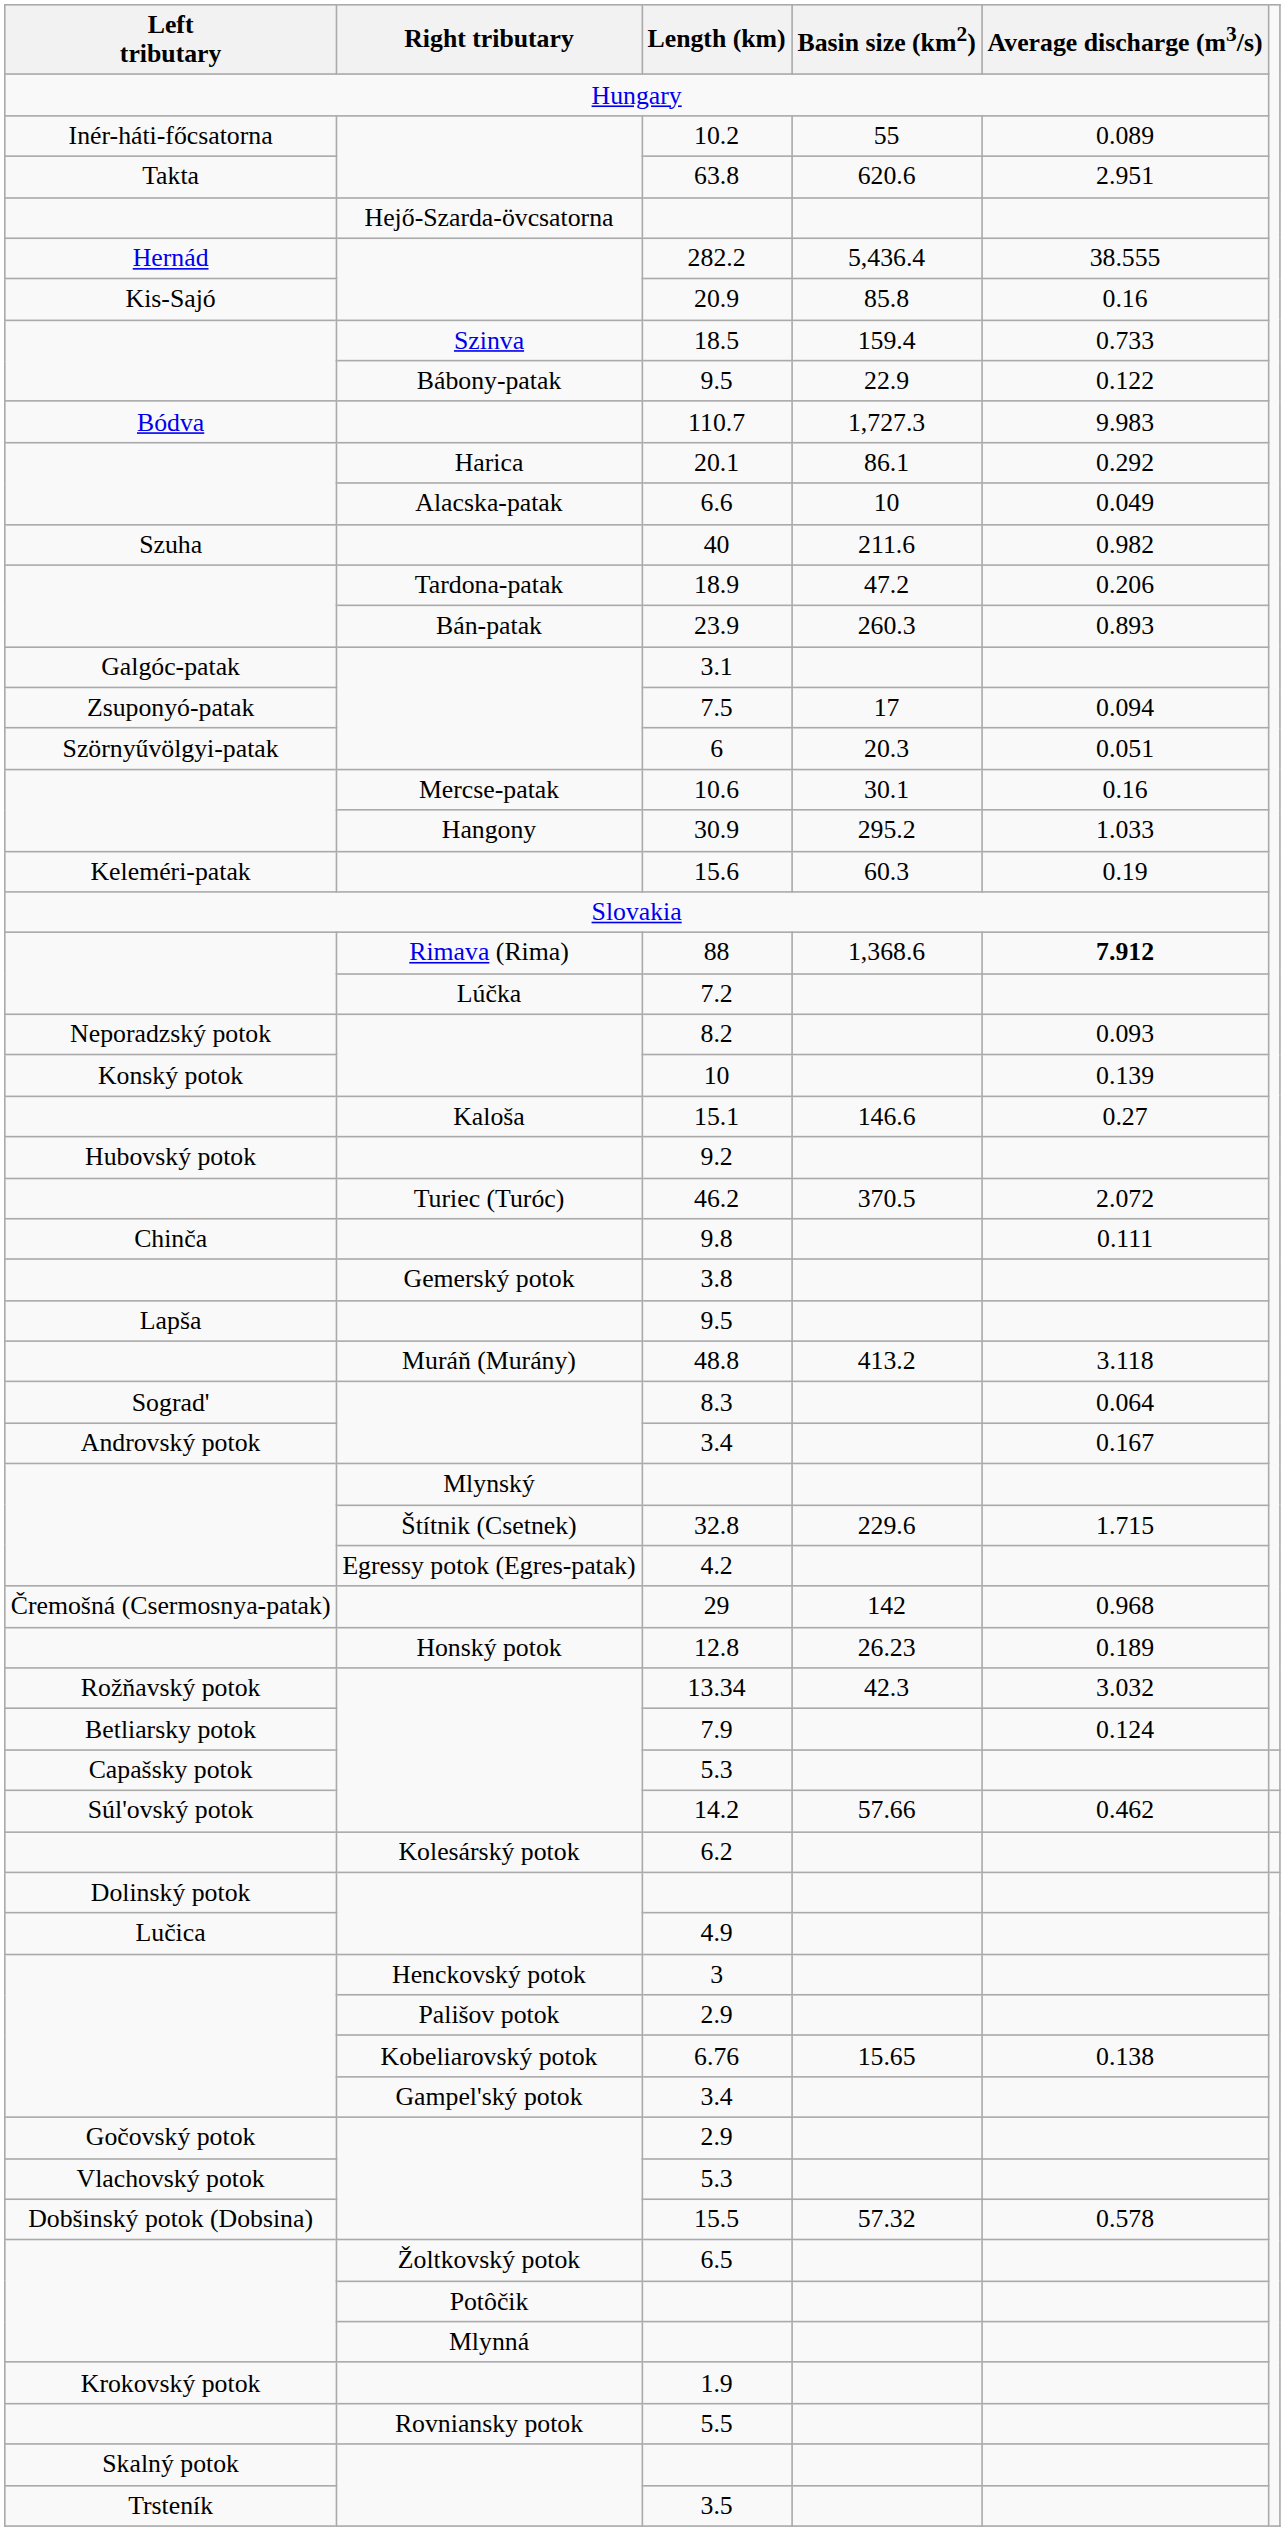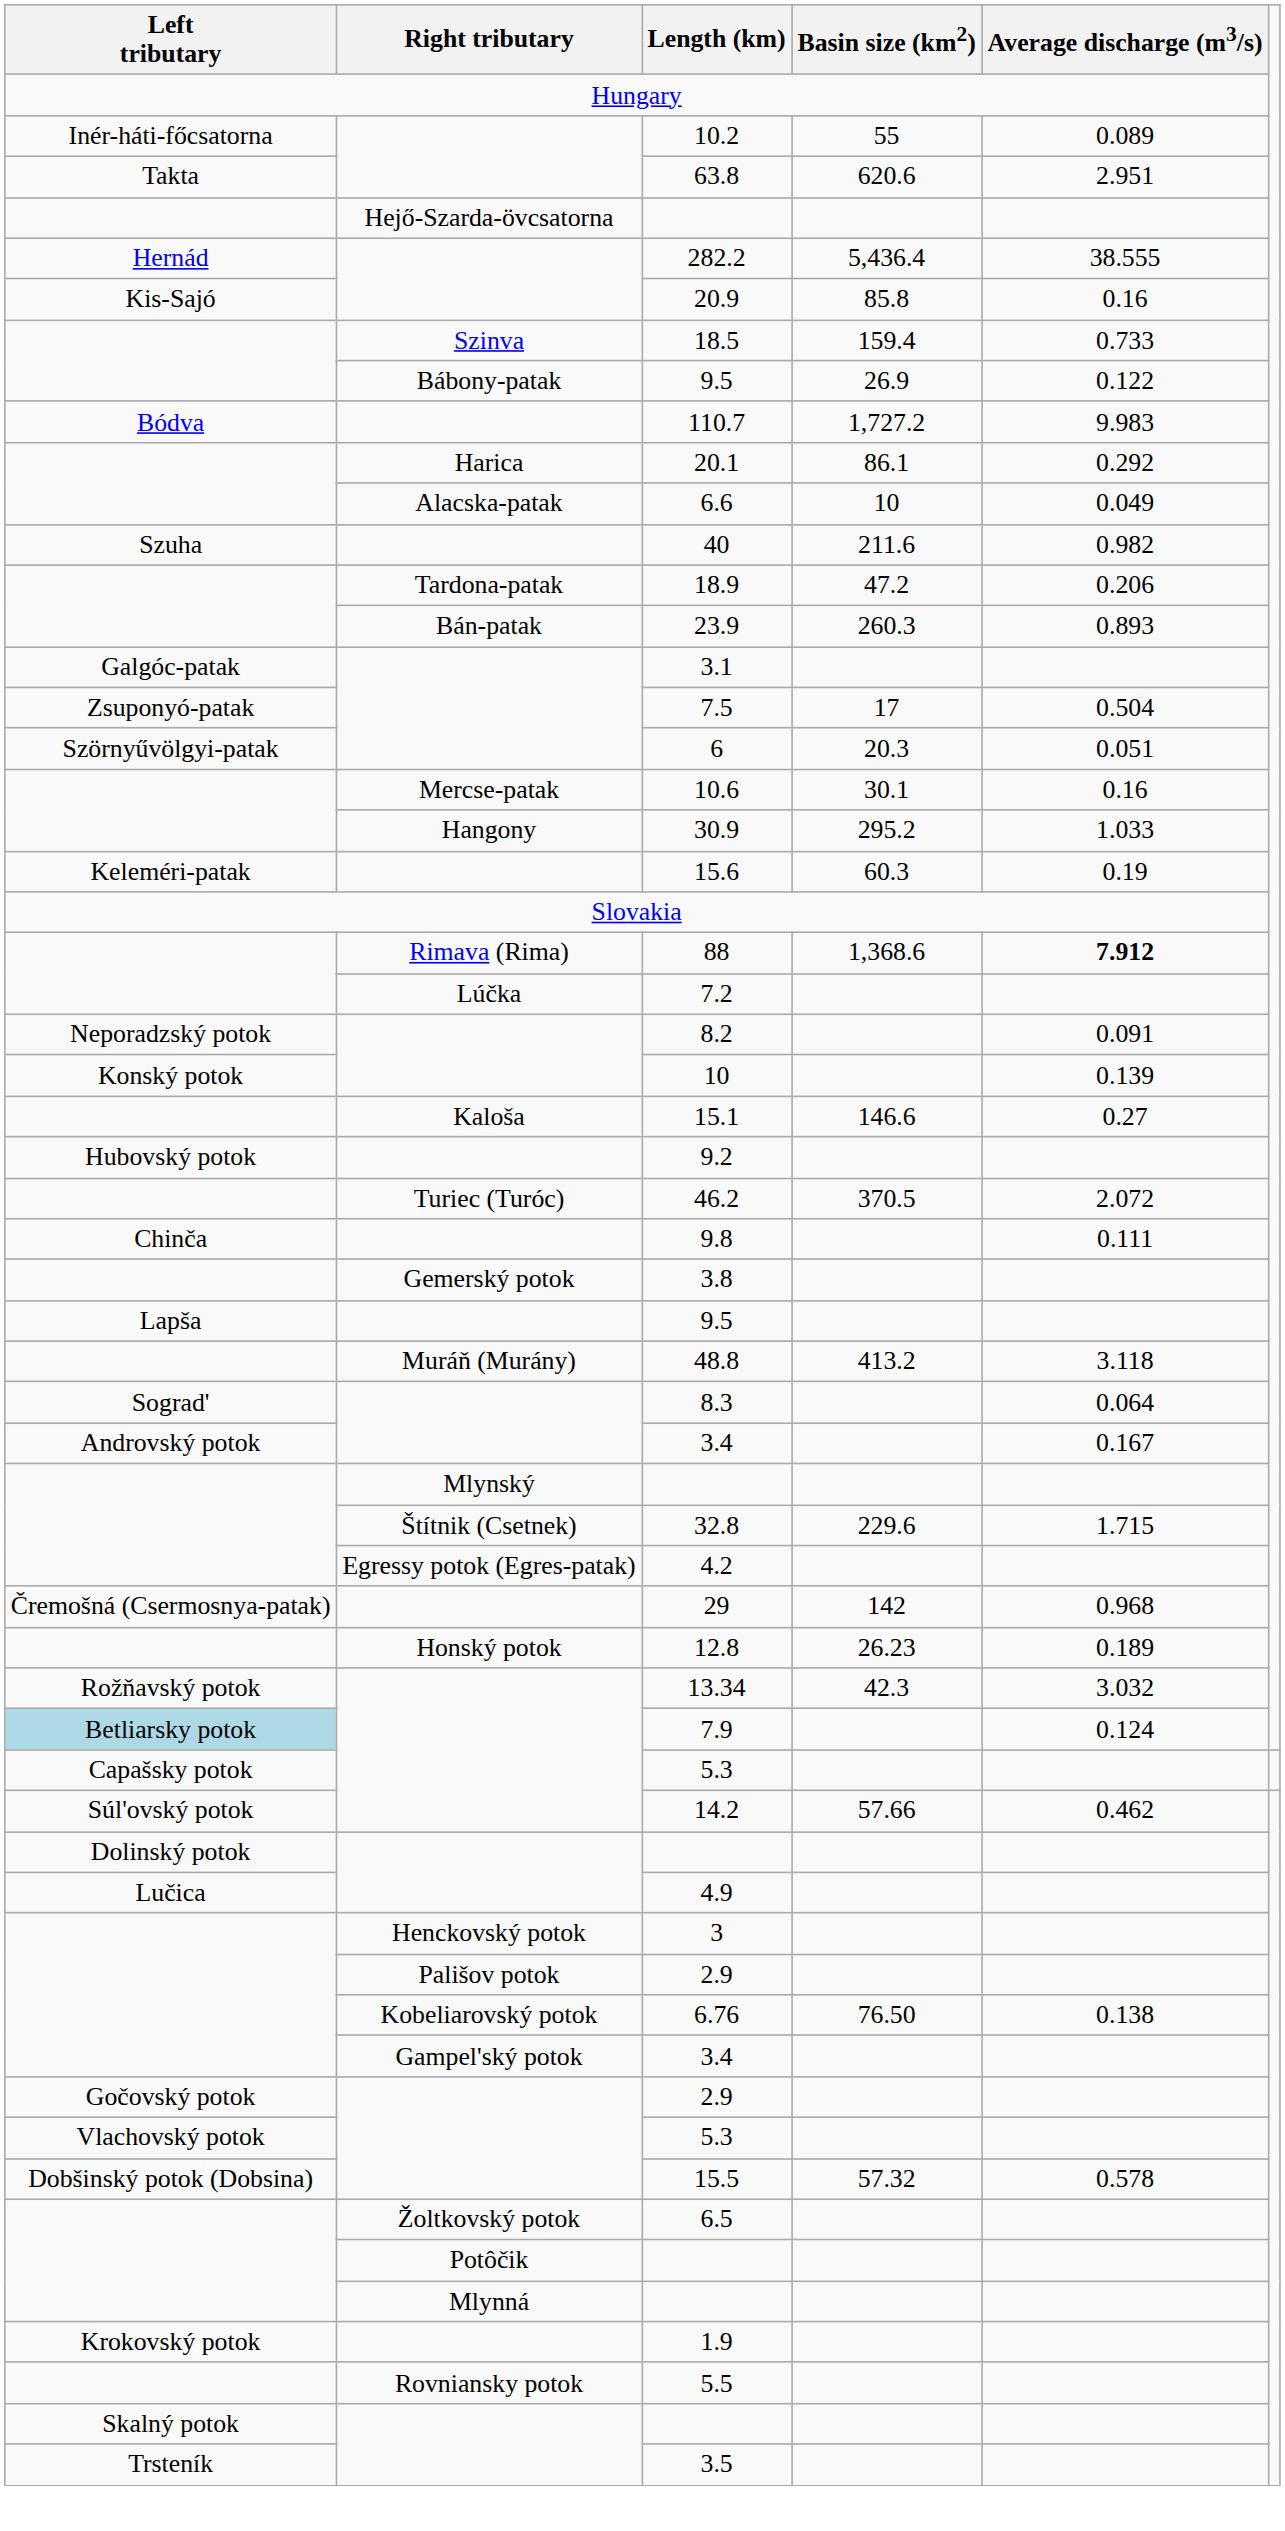(887, 380) 22.9 -> (887, 380) 26.9
(887, 421) 1,727.3 -> (887, 421) 1,727.2
(1125, 707) 0.094 -> (1125, 707) 0.504
(1125, 1034) 0.093 -> (1125, 1034) 0.091
(171, 1728) no background -> (171, 1728) lightblue background
- row: (489, 1851)
(887, 2055) 15.65 -> (887, 2014) 76.50
